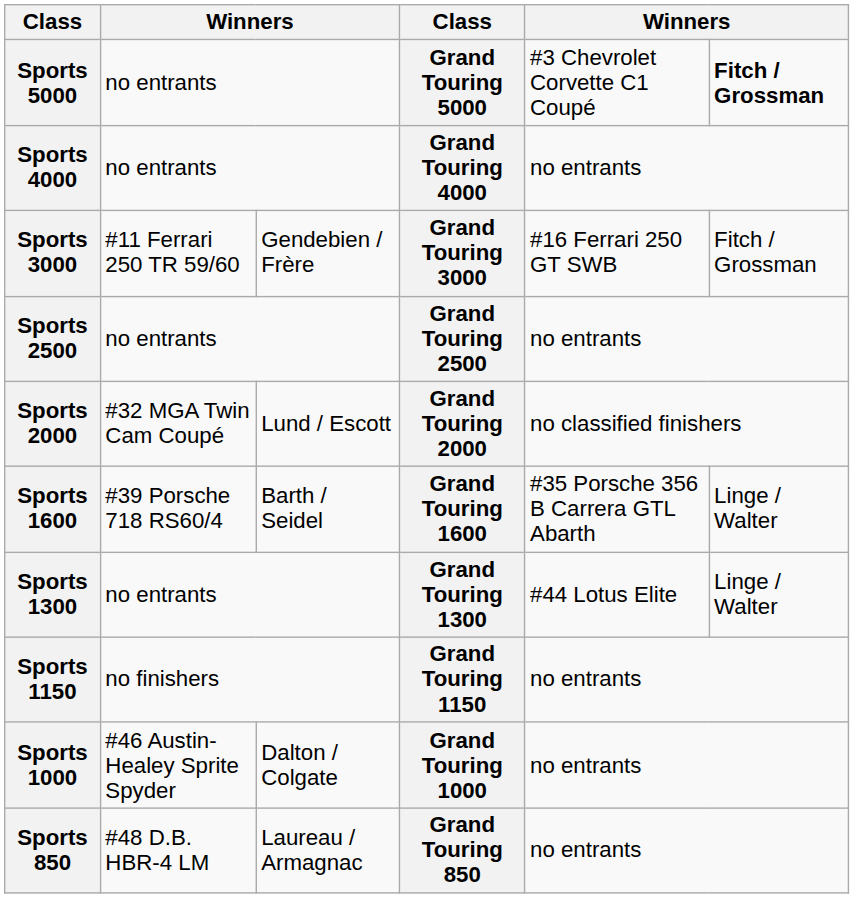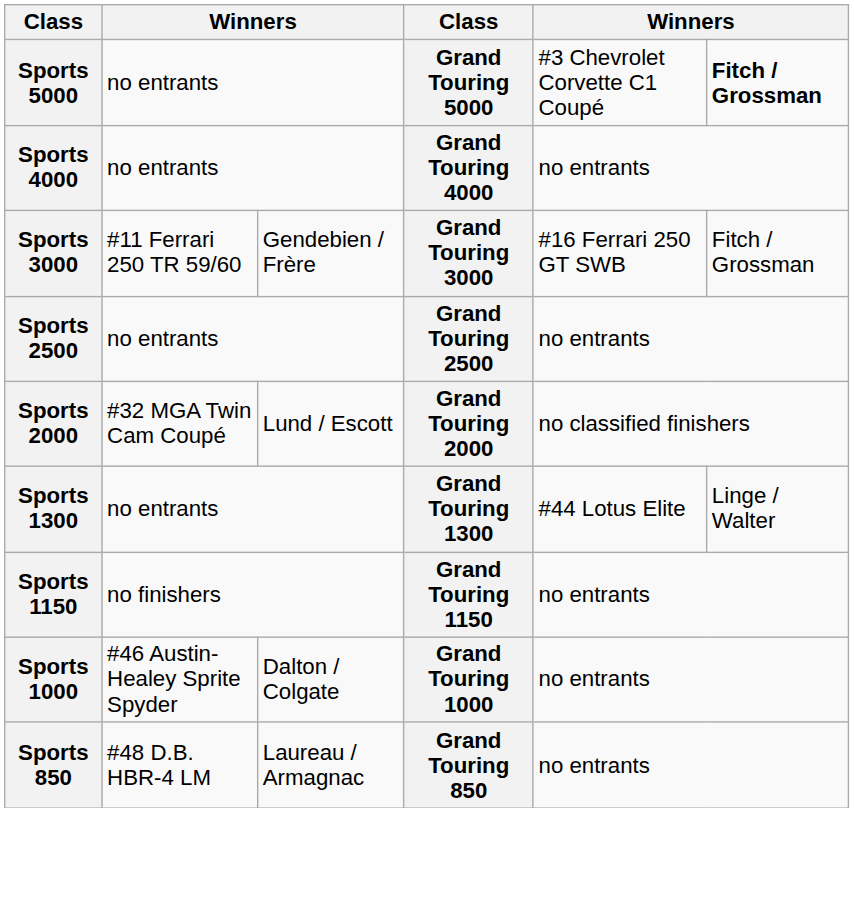- row: (52, 508)
